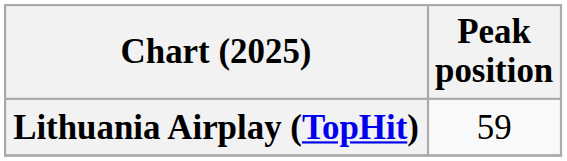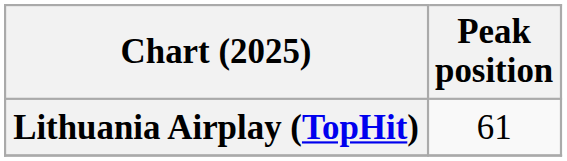(494, 126) 59 -> (494, 126) 61
